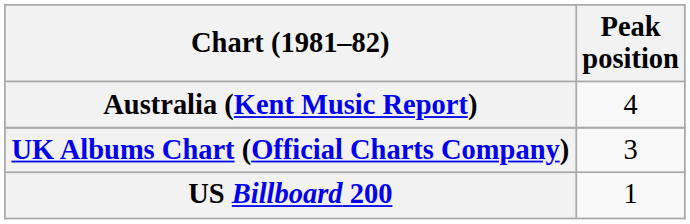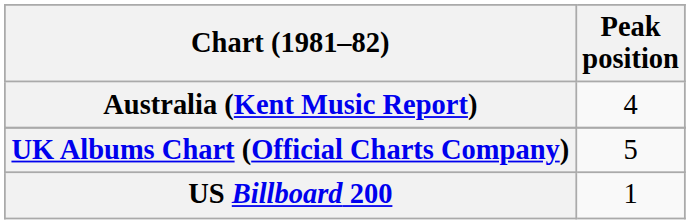(631, 149) 3 -> (631, 149) 5
